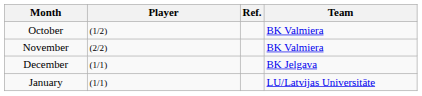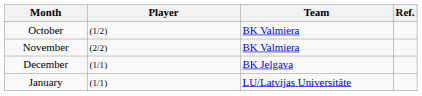columns swapped: (341, 13) <-> (252, 13)
